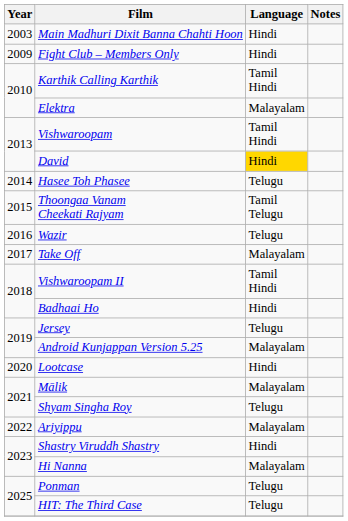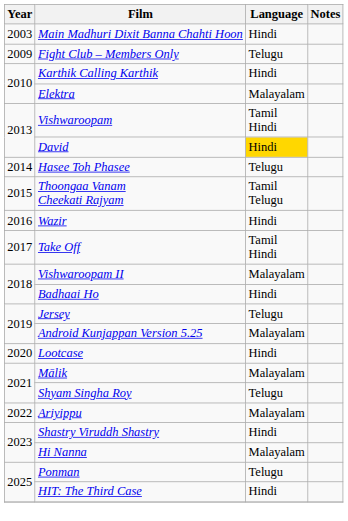(263, 53) Hindi -> (266, 53) Telugu
(263, 80) Tamil Hindi -> (263, 73) Hindi
(266, 234) Telugu -> (263, 220) Hindi
(277, 254) Malayalam -> (263, 247) Tamil Hindi
(263, 281) Tamil Hindi -> (277, 274) Malayalam
(266, 505) Telugu -> (263, 491) Hindi
